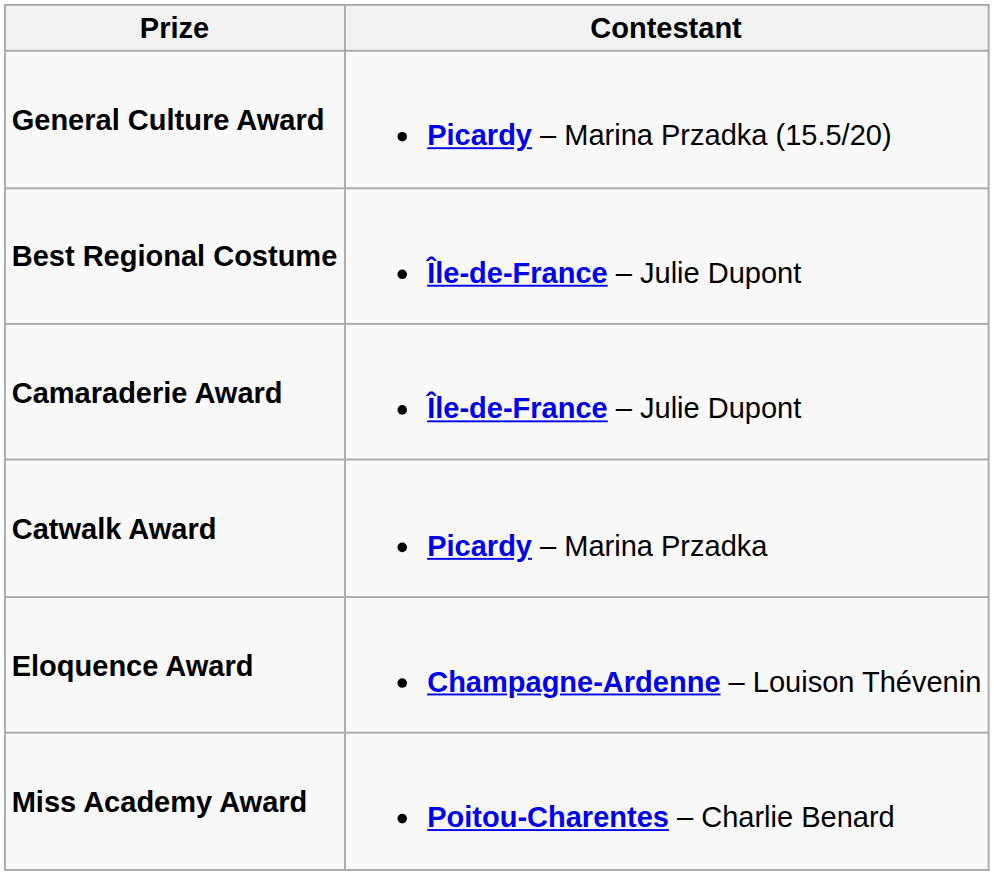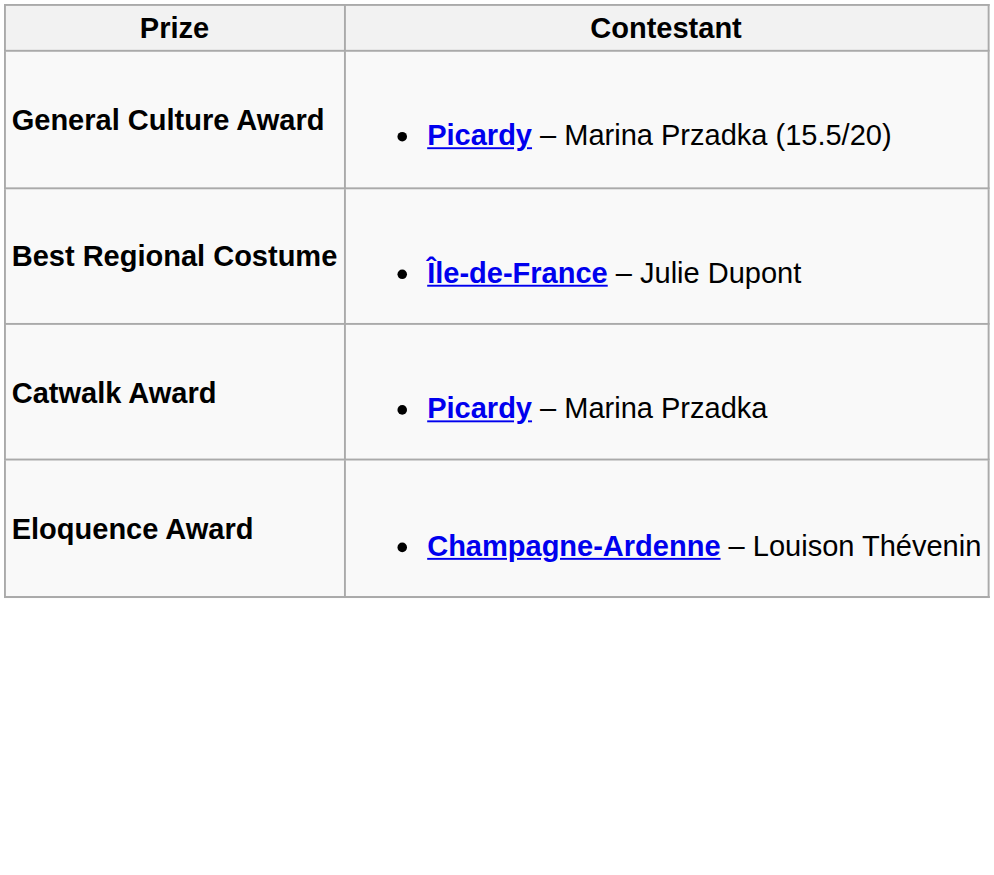- row: (147, 392)
- row: (160, 802)
